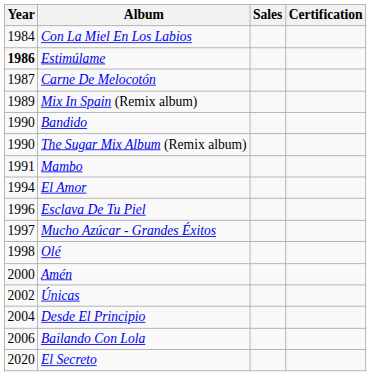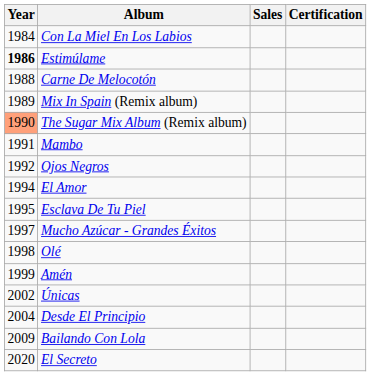(21, 79) 1987 -> (21, 79) 1988
- row: (64, 123)
(21, 144) no background -> (21, 123) lightsalmon background
+ row: (75, 166)
(21, 209) 1996 -> (21, 209) 1995
(21, 274) 2000 -> (21, 274) 1999
(21, 338) 2006 -> (21, 338) 2009
